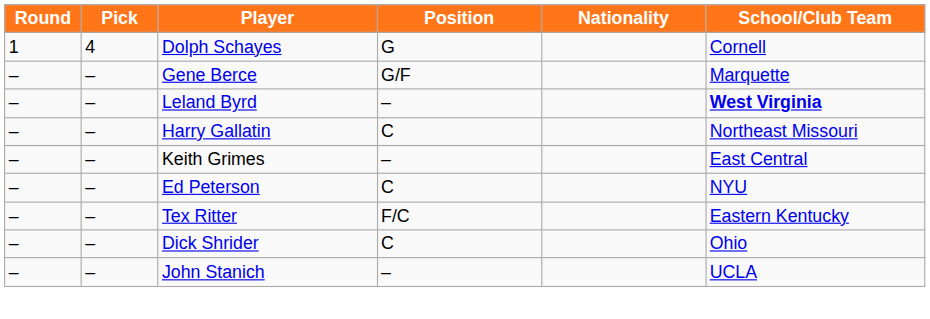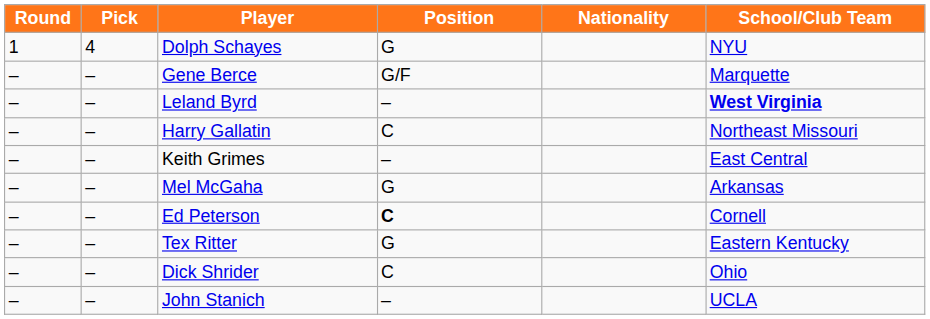(738, 46) Cornell -> (728, 46) NYU
+ row: (212, 187)
(387, 187) normal -> (387, 215) bold
(728, 187) NYU -> (738, 215) Cornell
(395, 215) F/C -> (388, 243) G
